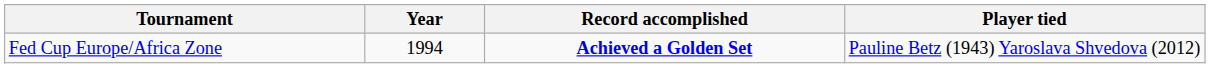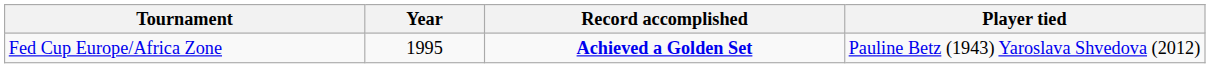(425, 47) 1994 -> (425, 47) 1995
